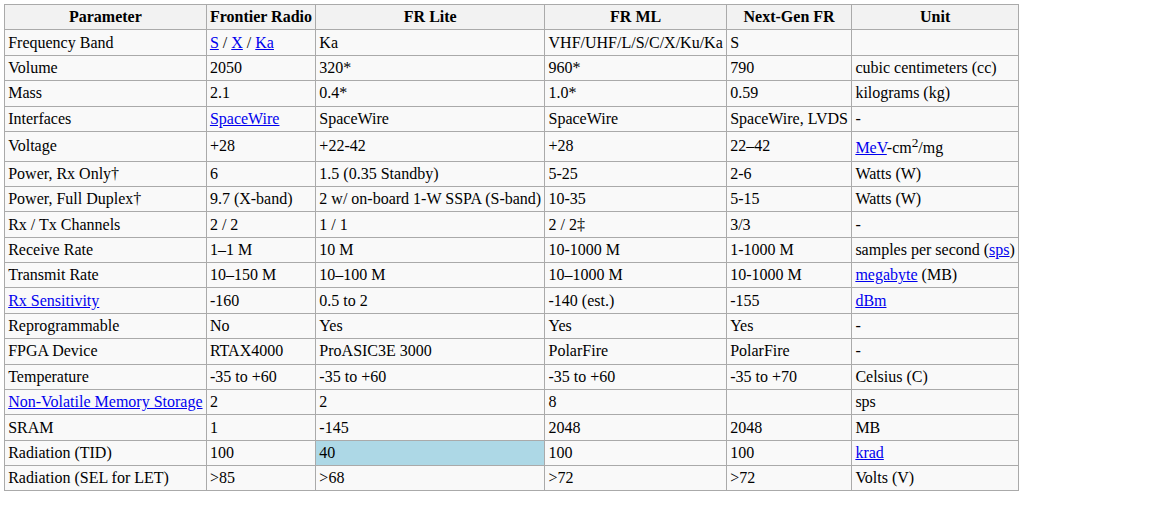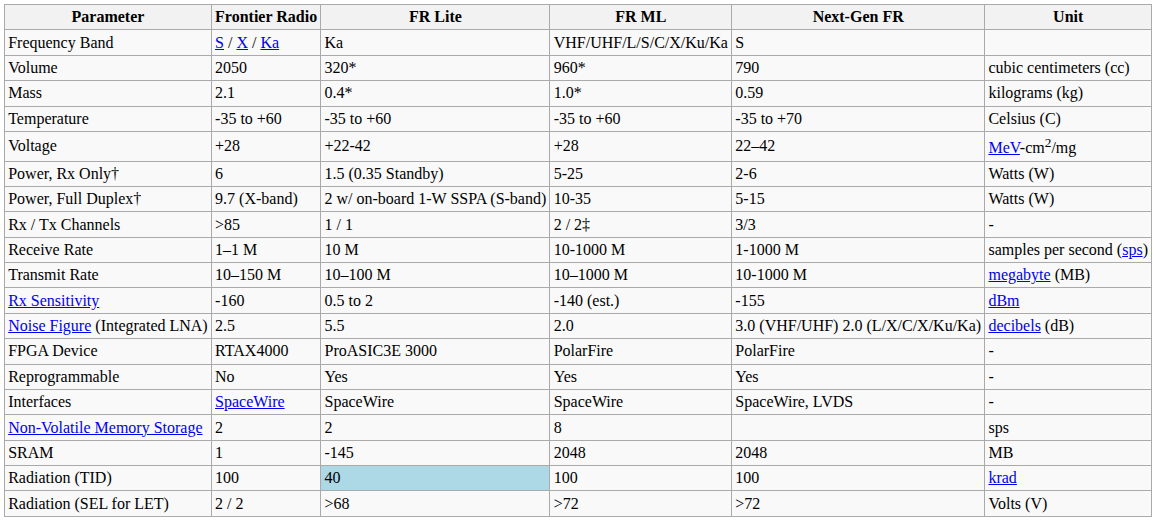rows swapped: (48, 376) <-> (40, 118)
(224, 224) 2 / 2 -> (228, 224) >85
+ row: (108, 326)
rows swapped: (53, 351) <-> (64, 326)
(222, 478) >85 -> (229, 503) 2 / 2
